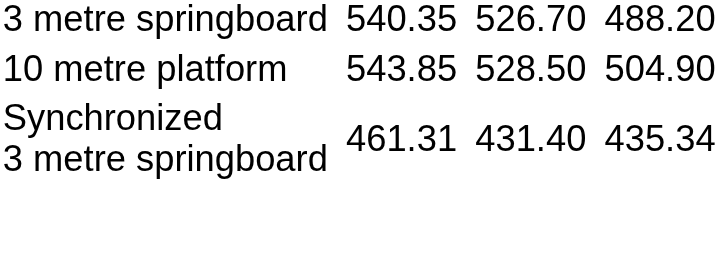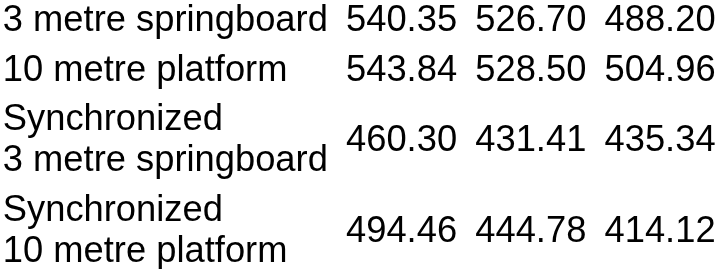(402, 68) 543.85 -> (402, 68) 543.84
(660, 68) 504.90 -> (660, 68) 504.96
(402, 138) 461.31 -> (402, 138) 460.30
(531, 138) 431.40 -> (531, 138) 431.41
+ row: (145, 229)
